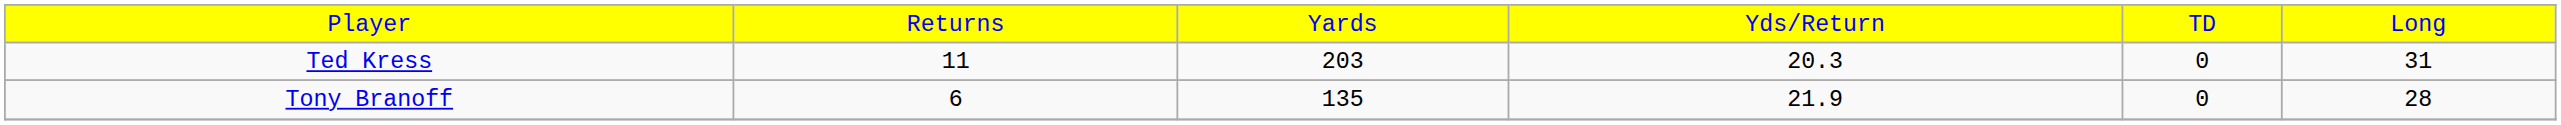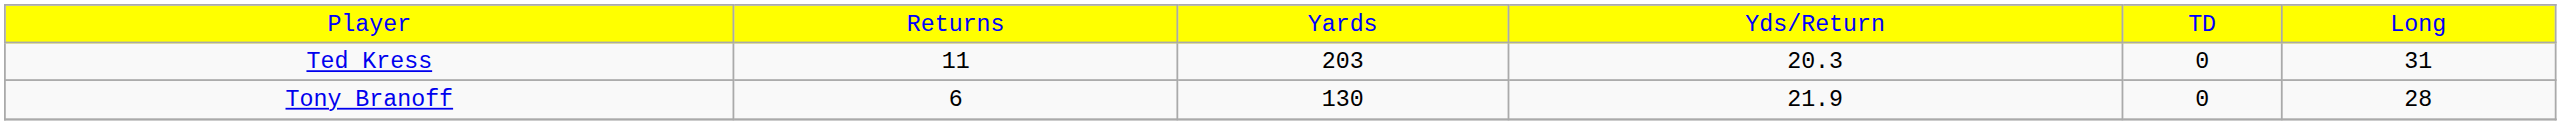(1343, 100) 135 -> (1343, 100) 130
